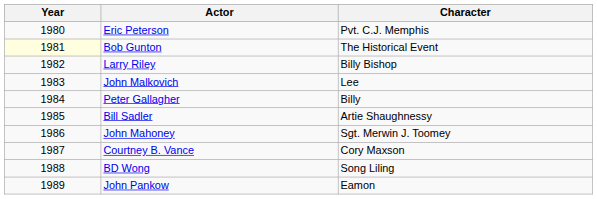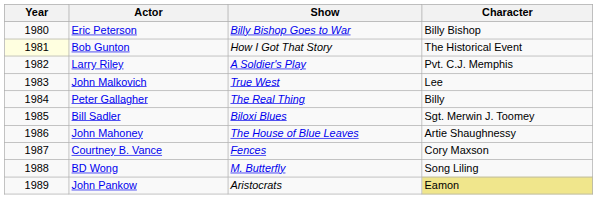+ column: (325, 13)
(385, 30) Pvt. C.J. Memphis -> (453, 30) Billy Bishop
(369, 64) Billy Bishop -> (469, 64) Pvt. C.J. Memphis
(386, 116) Artie Shaughnessy -> (480, 116) Sgt. Merwin J. Toomey
(395, 133) Sgt. Merwin J. Toomey -> (470, 133) Artie Shaughnessy
(358, 185) no background -> (442, 185) khaki background
